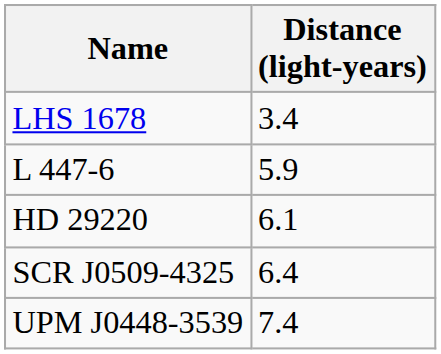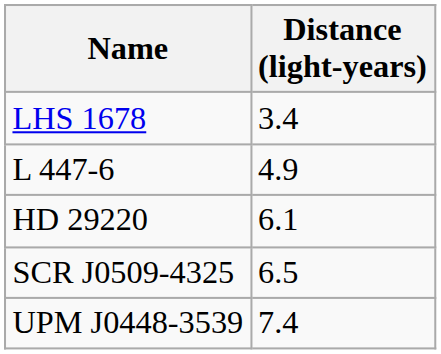(278, 169) 5.9 -> (278, 169) 4.9
(278, 271) 6.4 -> (278, 271) 6.5
